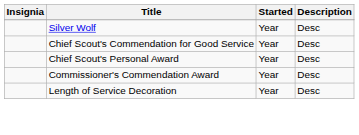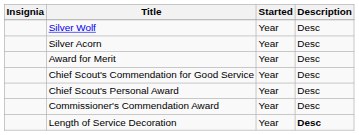+ row: (75, 43)
+ row: (82, 59)
(309, 91) normal -> (309, 122) bold
